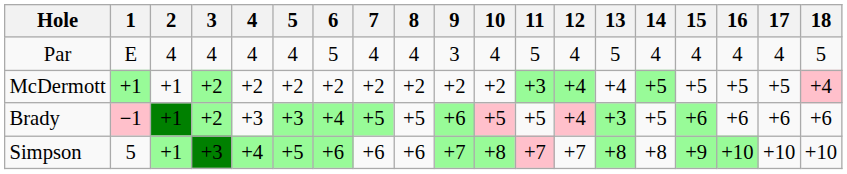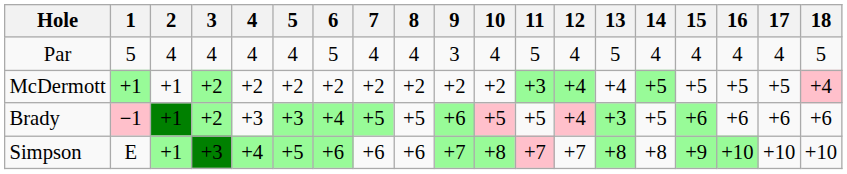(131, 53) E -> (131, 53) 5
(131, 151) 5 -> (131, 151) E
